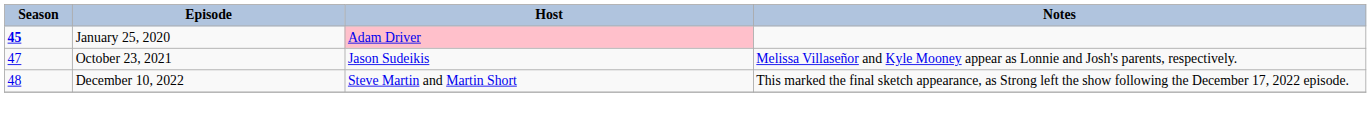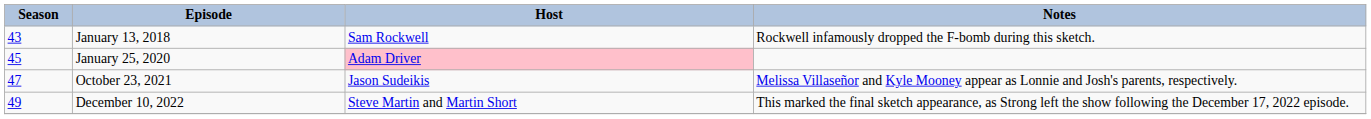+ row: (123, 37)
(14, 37) bold -> (14, 59) normal
(14, 80) 48 -> (14, 102) 49
